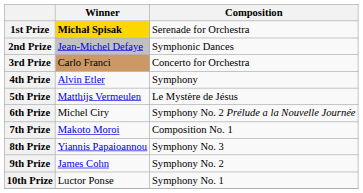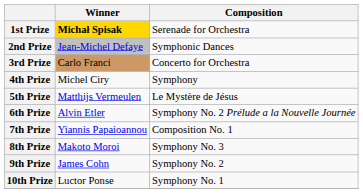(81, 79) Alvin Etler -> (83, 79) Michel Ciry
(83, 113) Michel Ciry -> (81, 113) Alvin Etler
(89, 130) Makoto Moroi -> (102, 130) Yiannis Papaioannou
(102, 146) Yiannis Papaioannou -> (89, 146) Makoto Moroi
